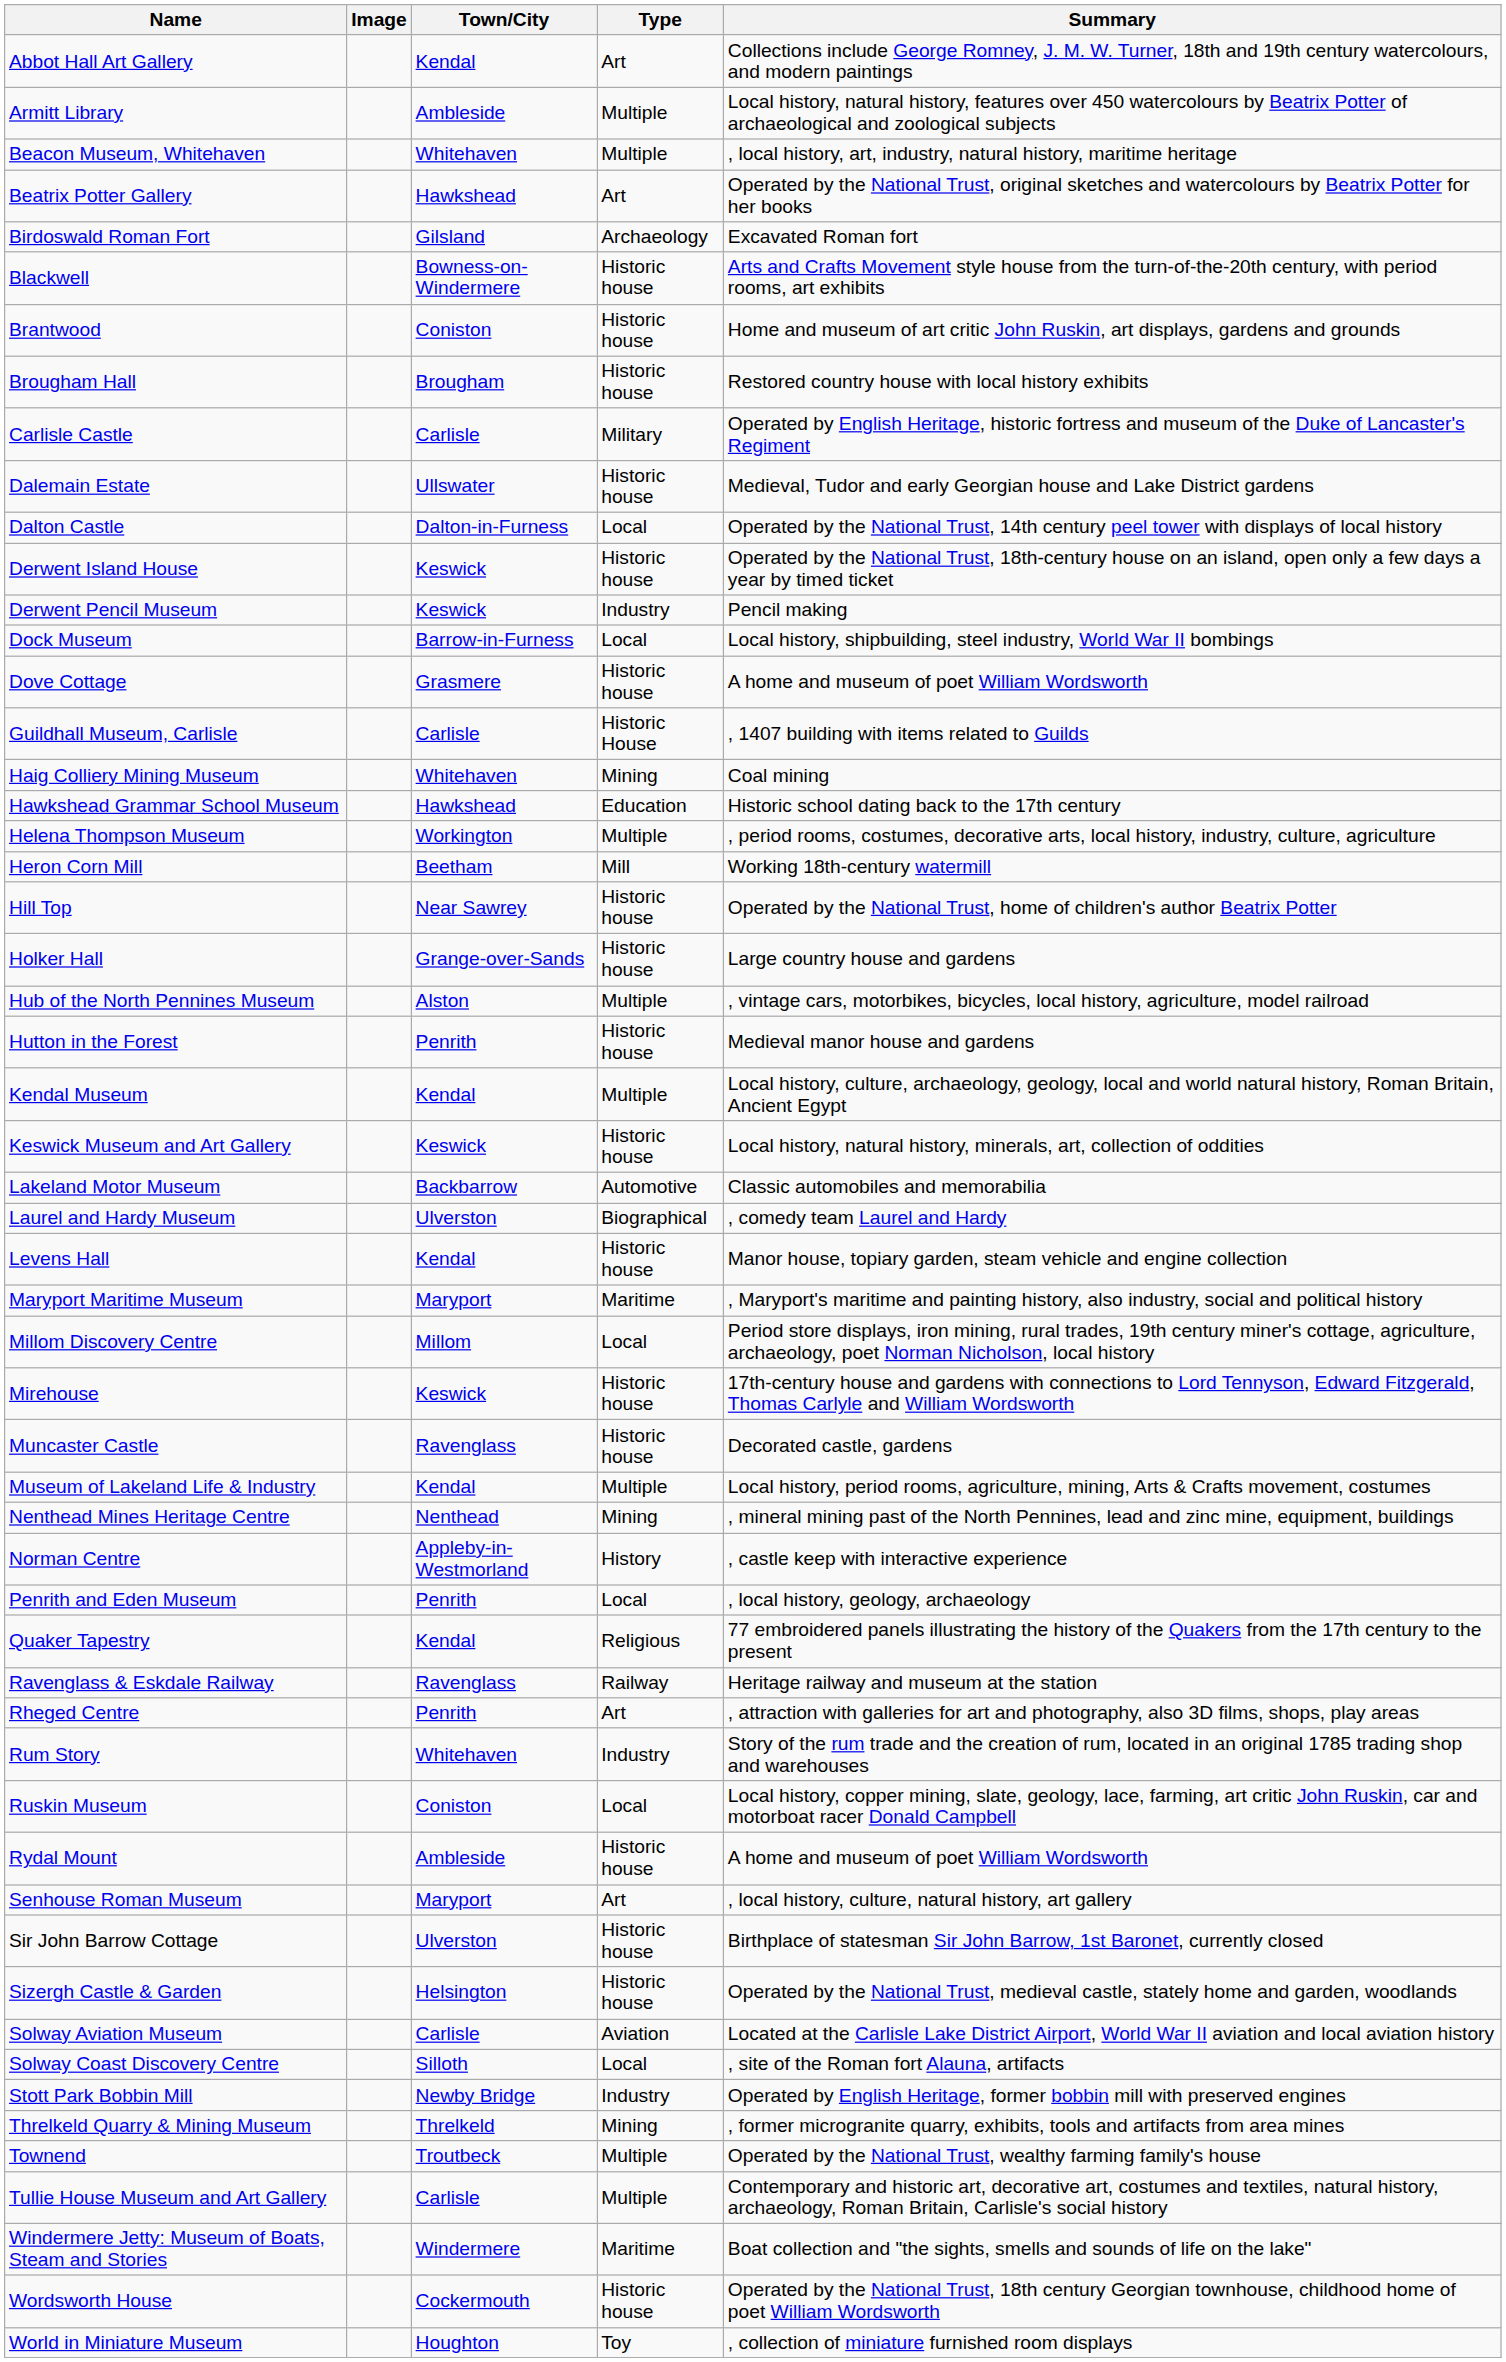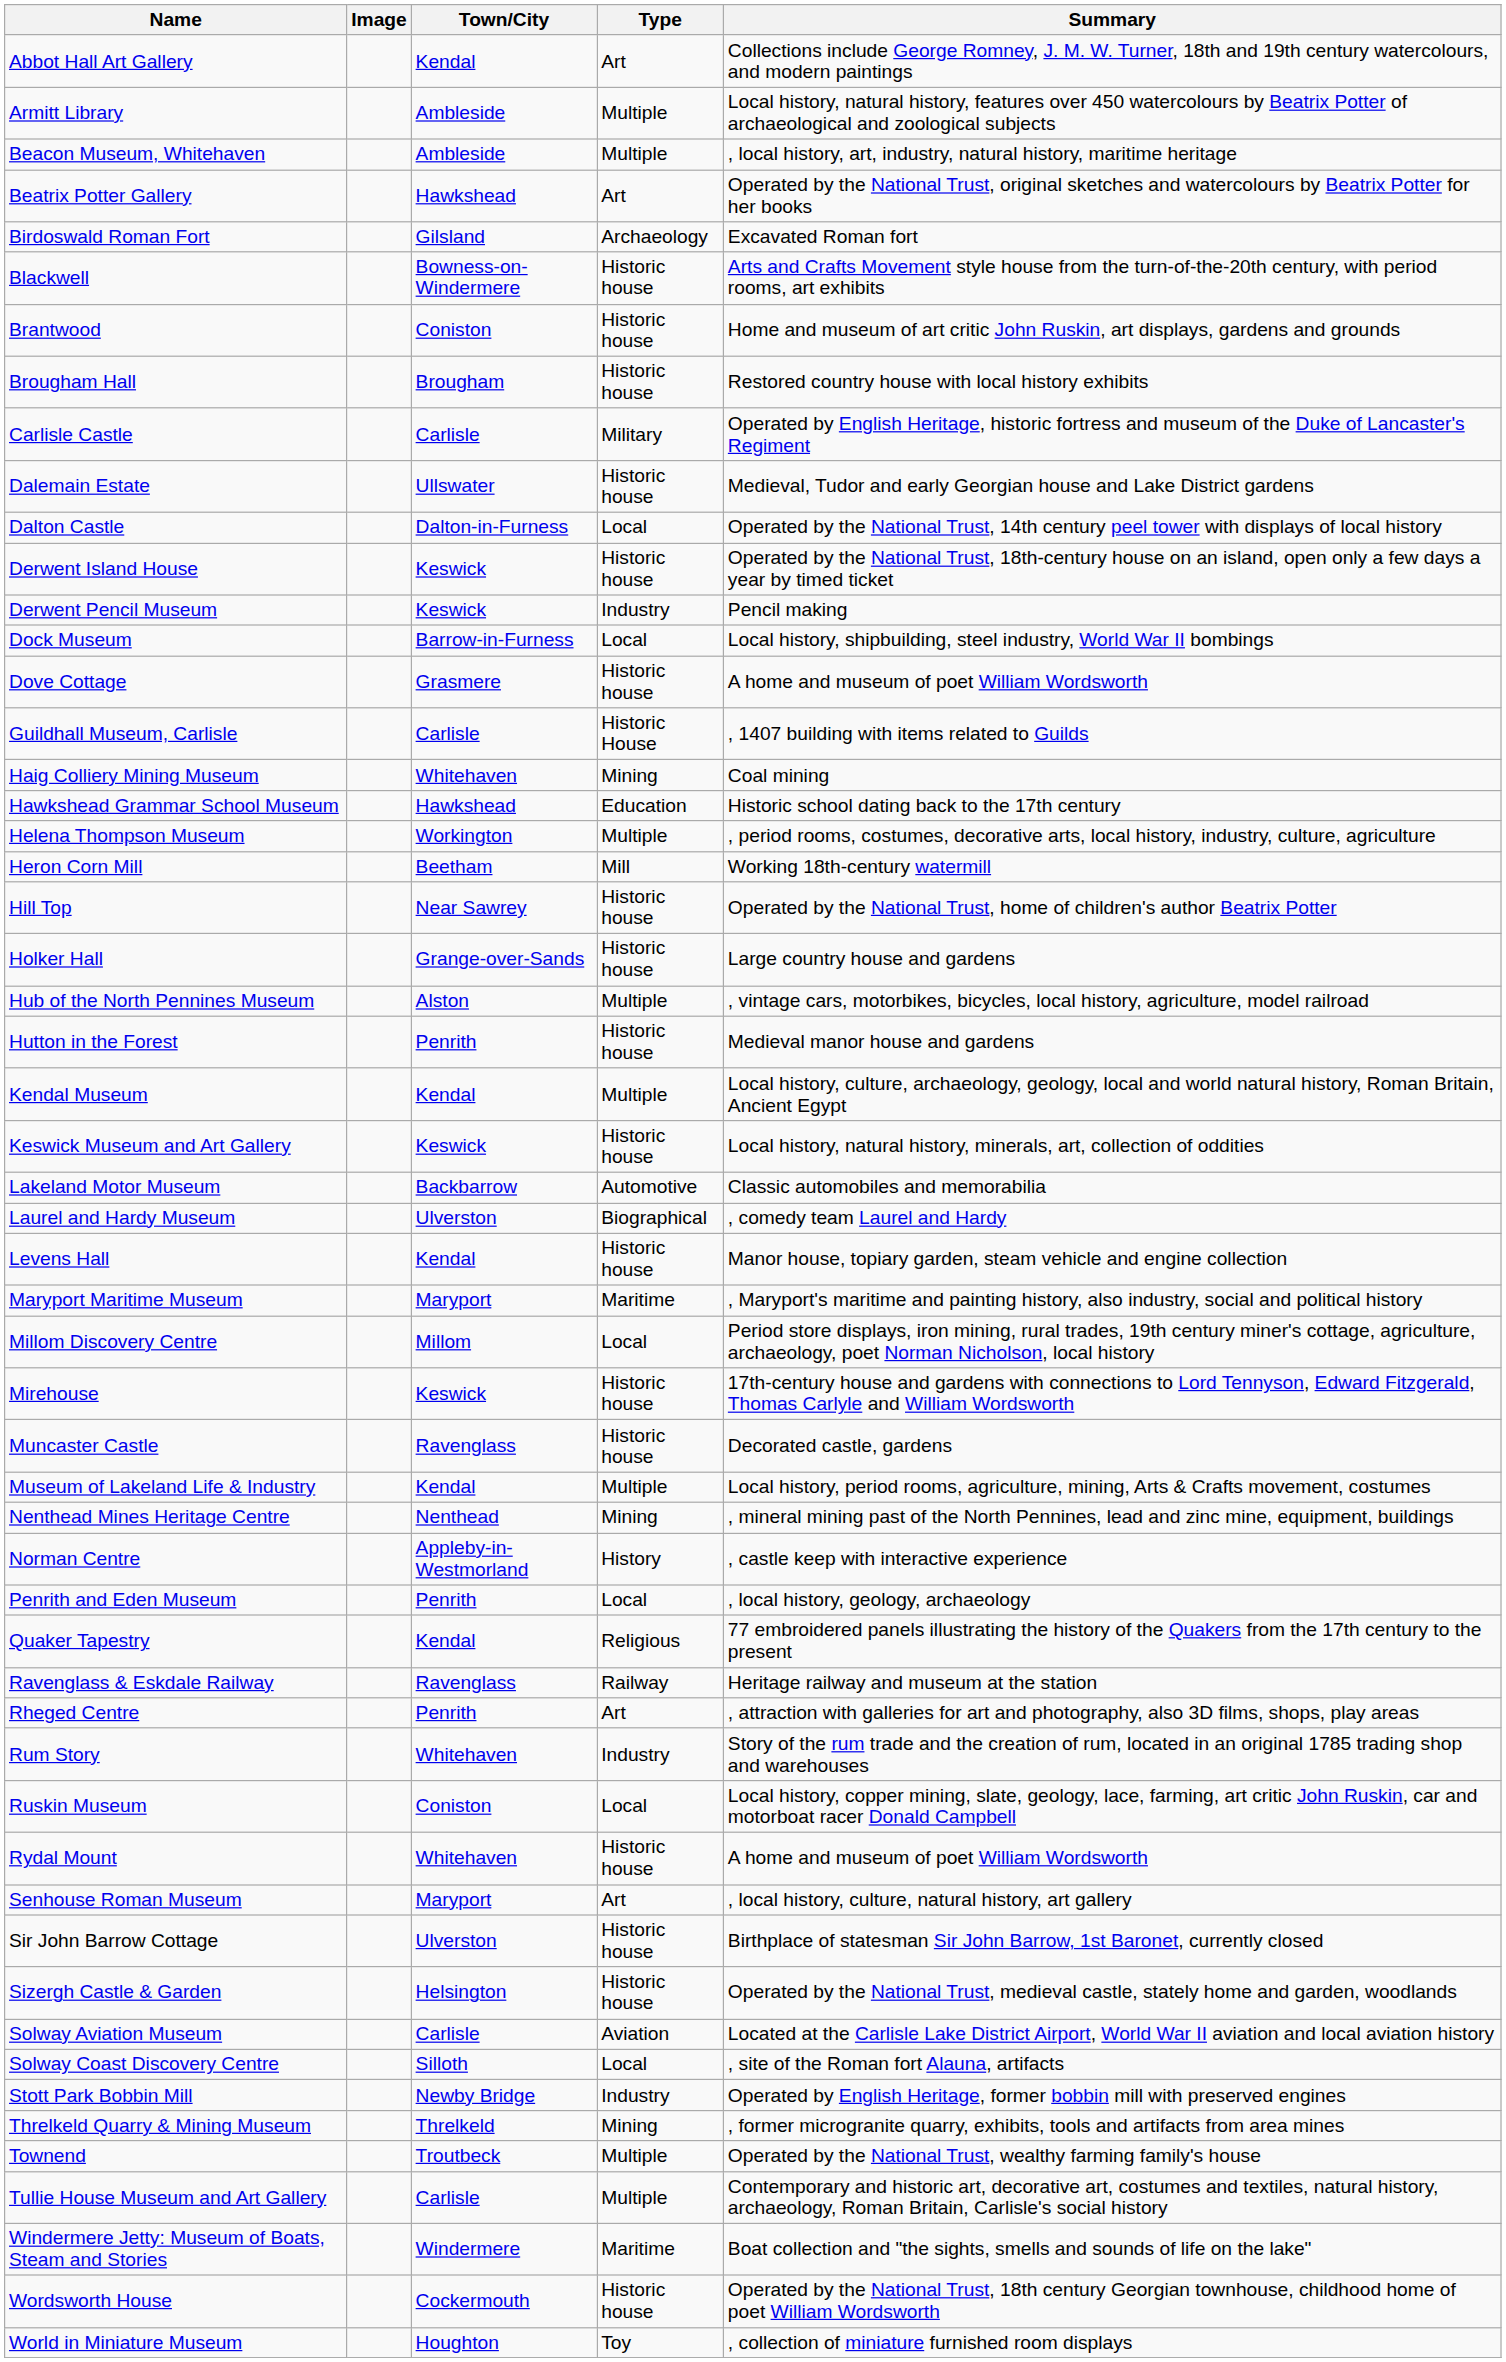(466, 154) Whitehaven -> (460, 154) Ambleside
(460, 1858) Ambleside -> (466, 1858) Whitehaven
